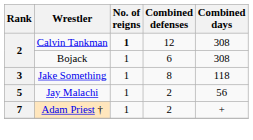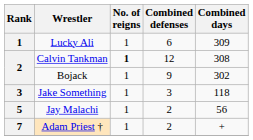+ row: (72, 42)
(169, 59) 6 -> (169, 76) 9
(222, 59) 308 -> (222, 76) 302
(169, 76) 8 -> (169, 93) 3
